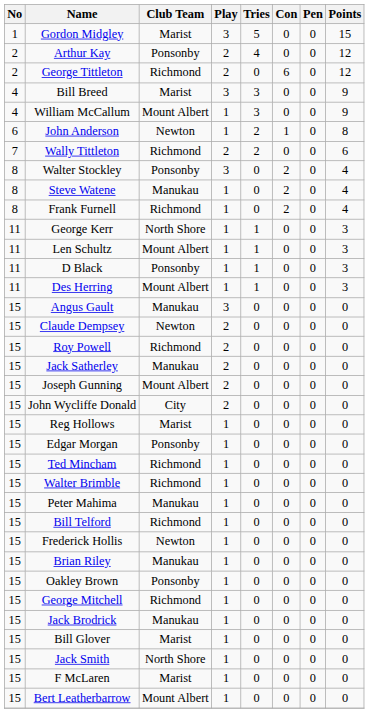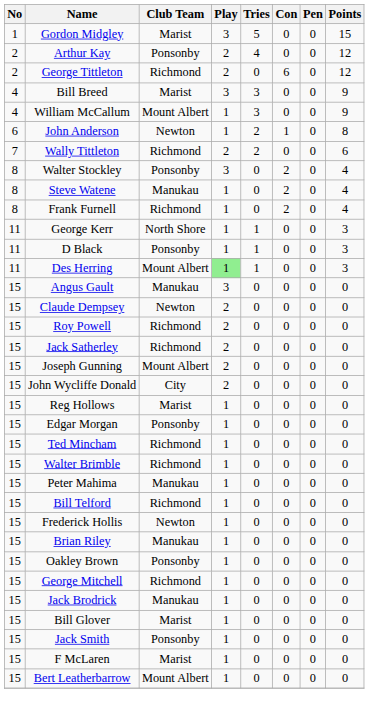- row: (82, 248)
(226, 287) no background -> (226, 268) lightgreen background
(175, 365) Manukau -> (175, 346) Richmond
(175, 659) North Shore -> (175, 639) Ponsonby
